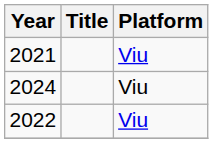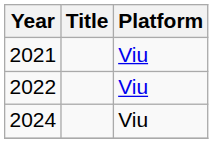rows swapped: (33, 120) <-> (33, 87)
